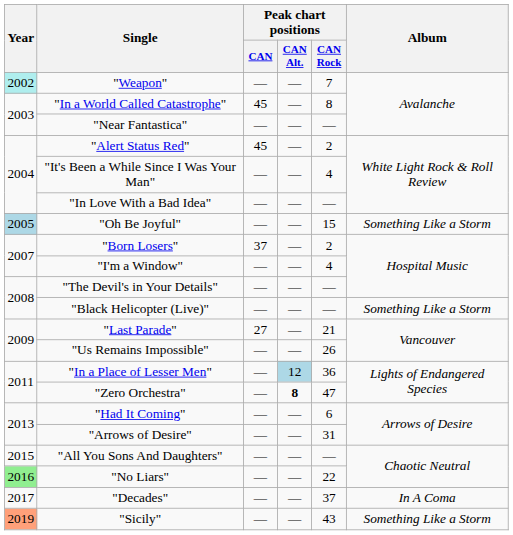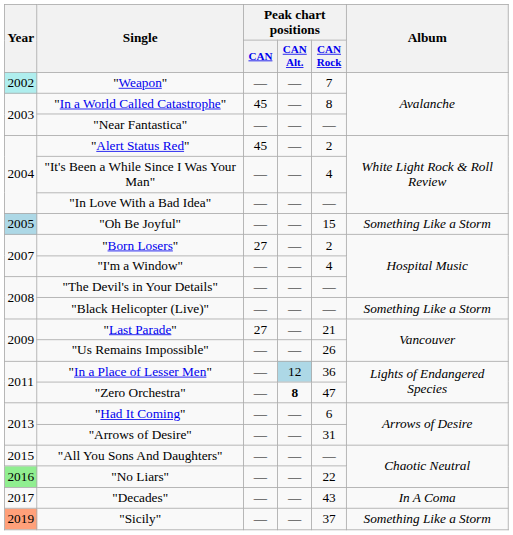(260, 245) 37 -> (260, 245) 27
(329, 497) 37 -> (329, 497) 43
(329, 518) 43 -> (329, 518) 37
